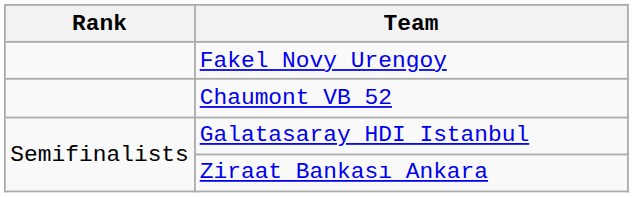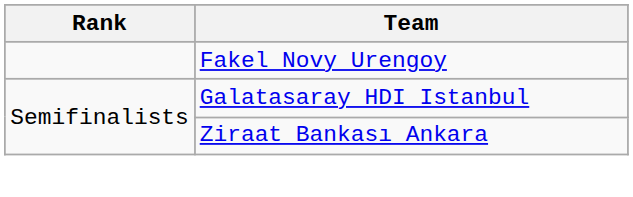- row: (296, 98)
